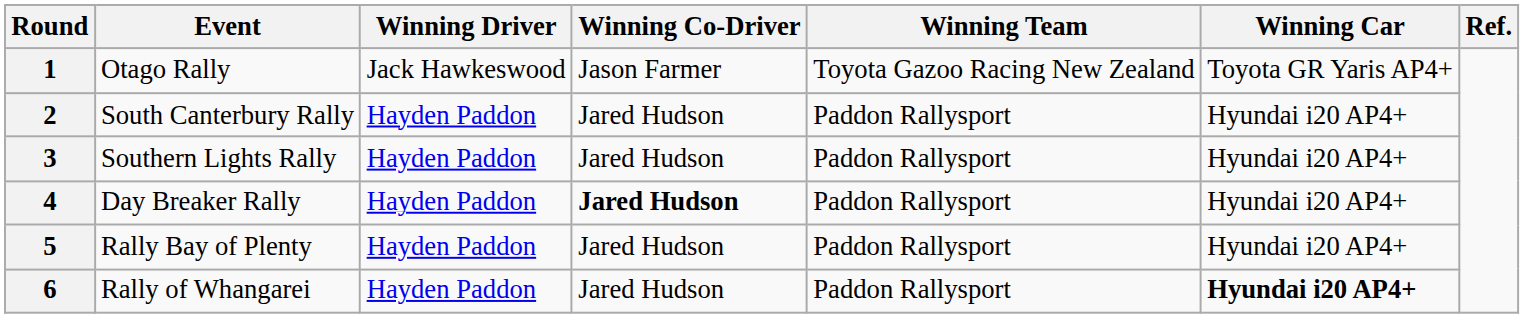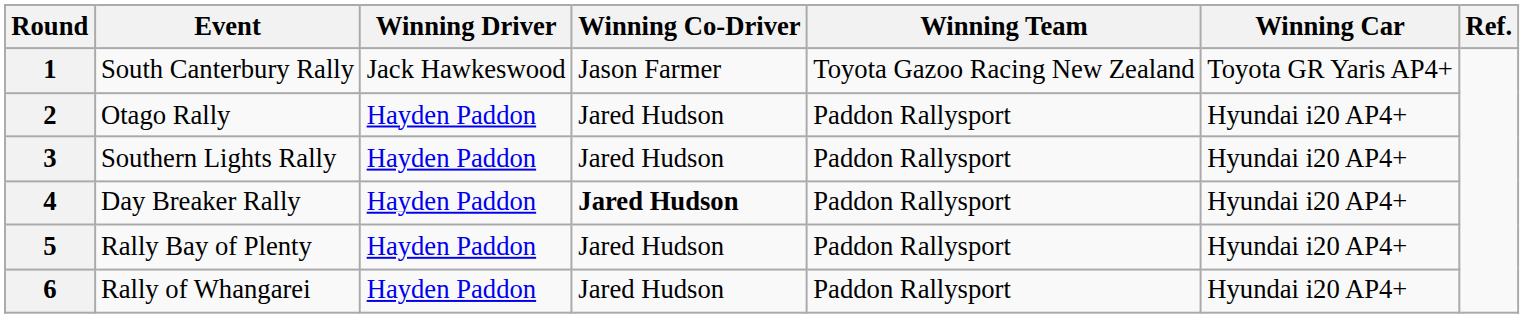(166, 70) Otago Rally -> (227, 70) South Canterbury Rally
(227, 114) South Canterbury Rally -> (166, 114) Otago Rally
(1312, 289) bold -> (1307, 289) normal
